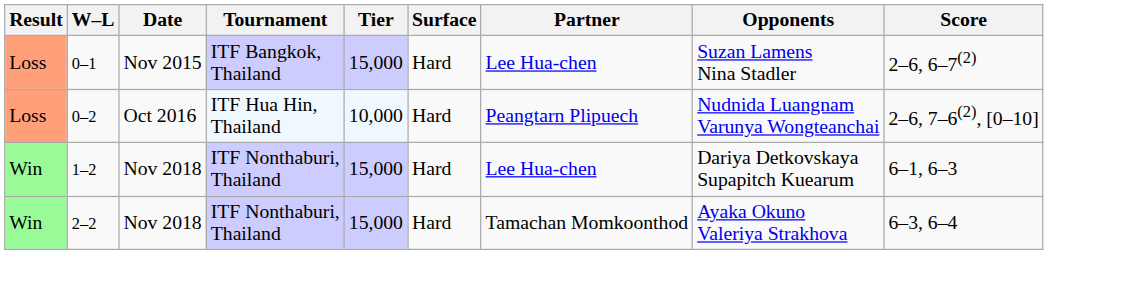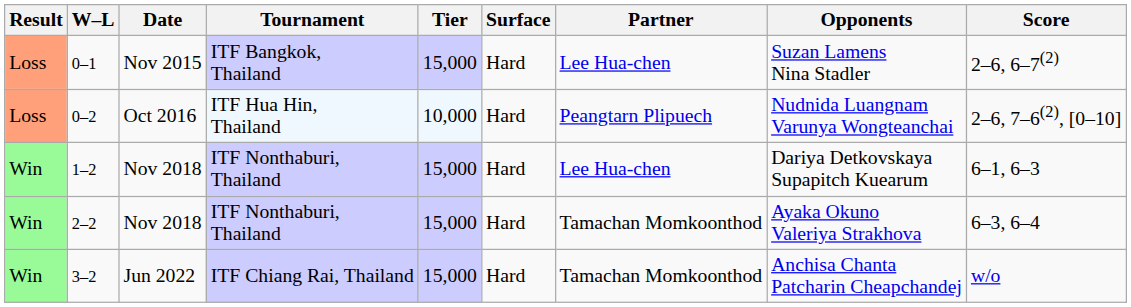+ row: (84, 277)
